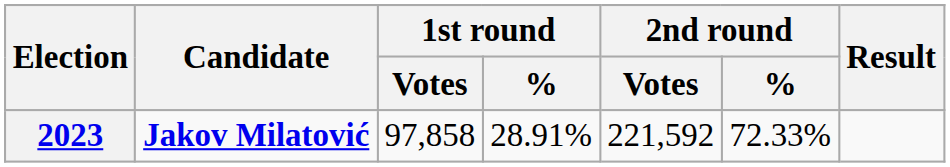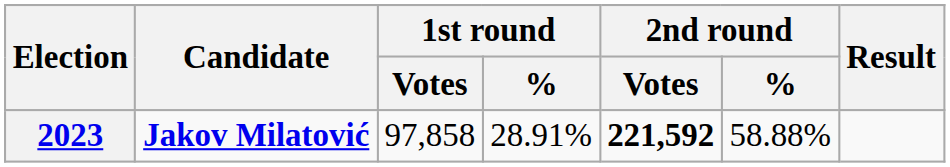(661, 135) normal -> (661, 135) bold
(780, 135) 72.33% -> (780, 135) 58.88%
